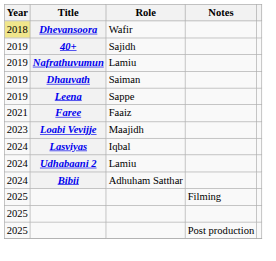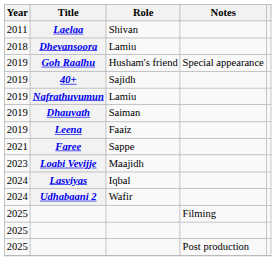+ row: (68, 29)
(17, 29) khaki background -> (17, 46) no background
(121, 29) Wafir -> (122, 46) Lamiu
+ row: (68, 63)
(122, 96) Sappe -> (120, 130) Faaiz
(120, 113) Faaiz -> (122, 146) Sappe
(122, 163) Lamiu -> (121, 197) Wafir
- row: (68, 180)
